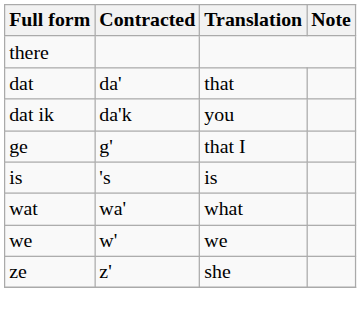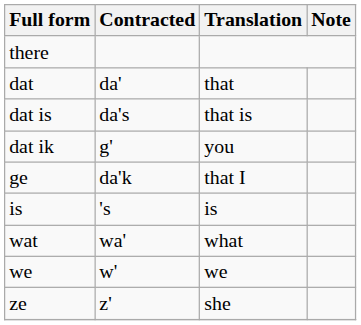+ row: (30, 114)
(115, 114) da'k -> (106, 146) g'
(106, 146) g' -> (115, 177) da'k
